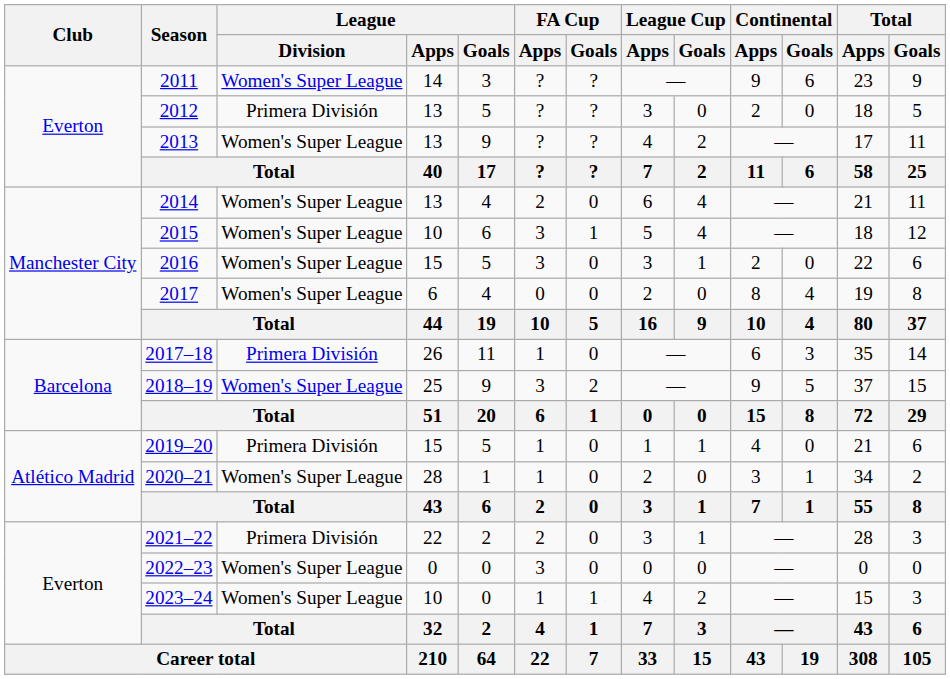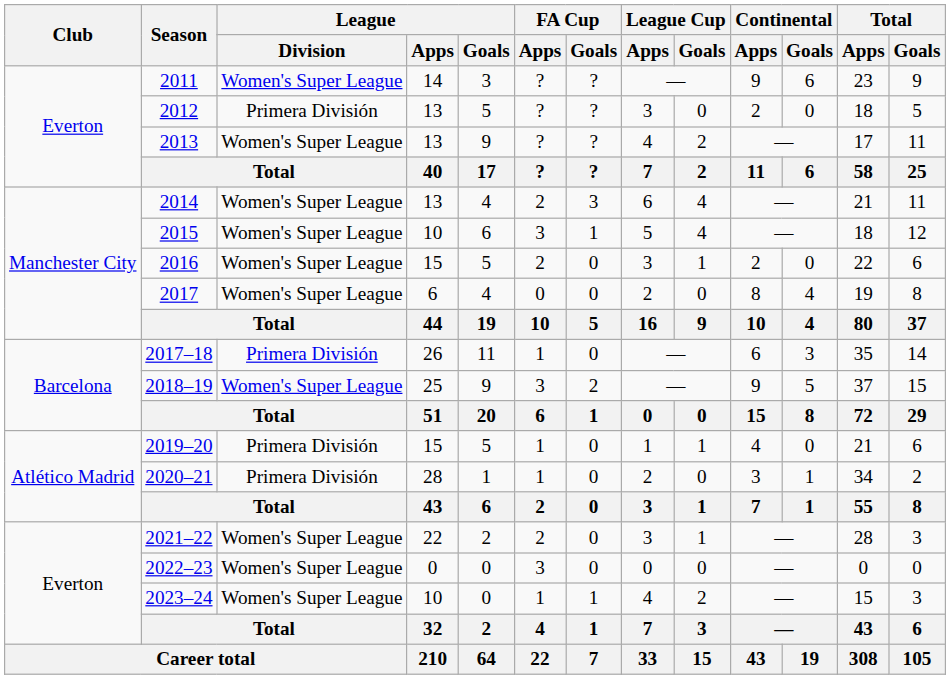(594, 202) 0 -> (594, 202) 3
(540, 263) 3 -> (540, 263) 2
(312, 476) Women's Super League -> (312, 476) Primera División
(312, 537) Primera División -> (312, 537) Women's Super League
